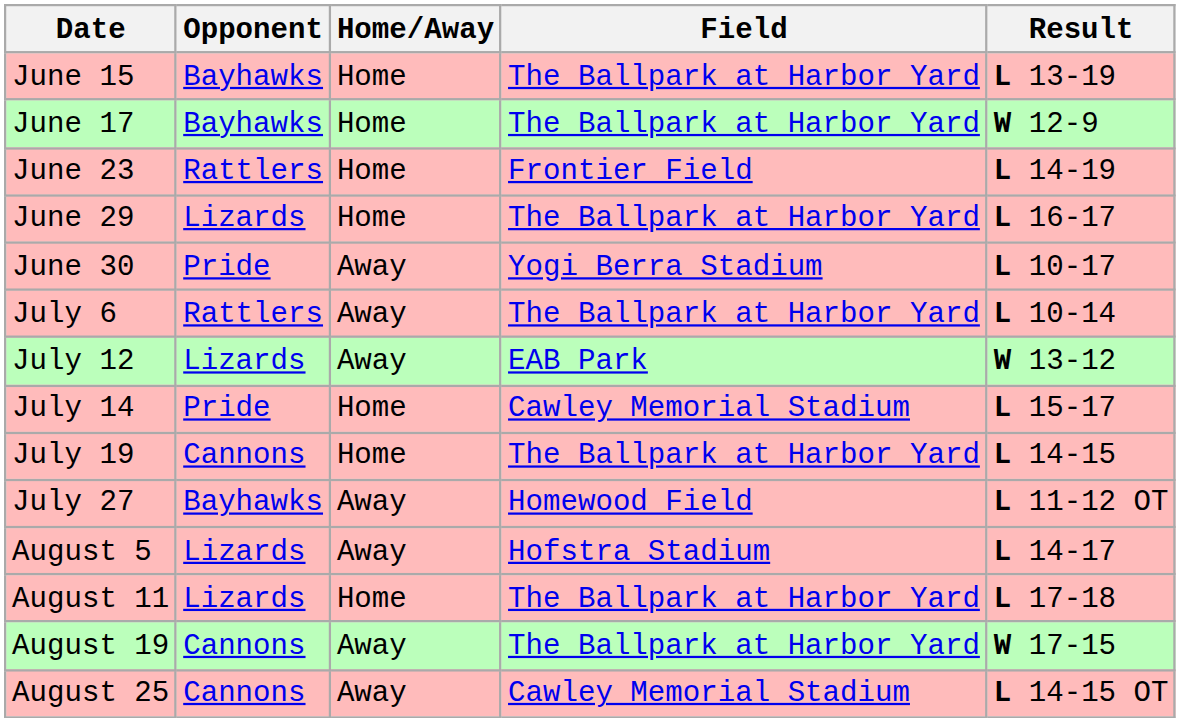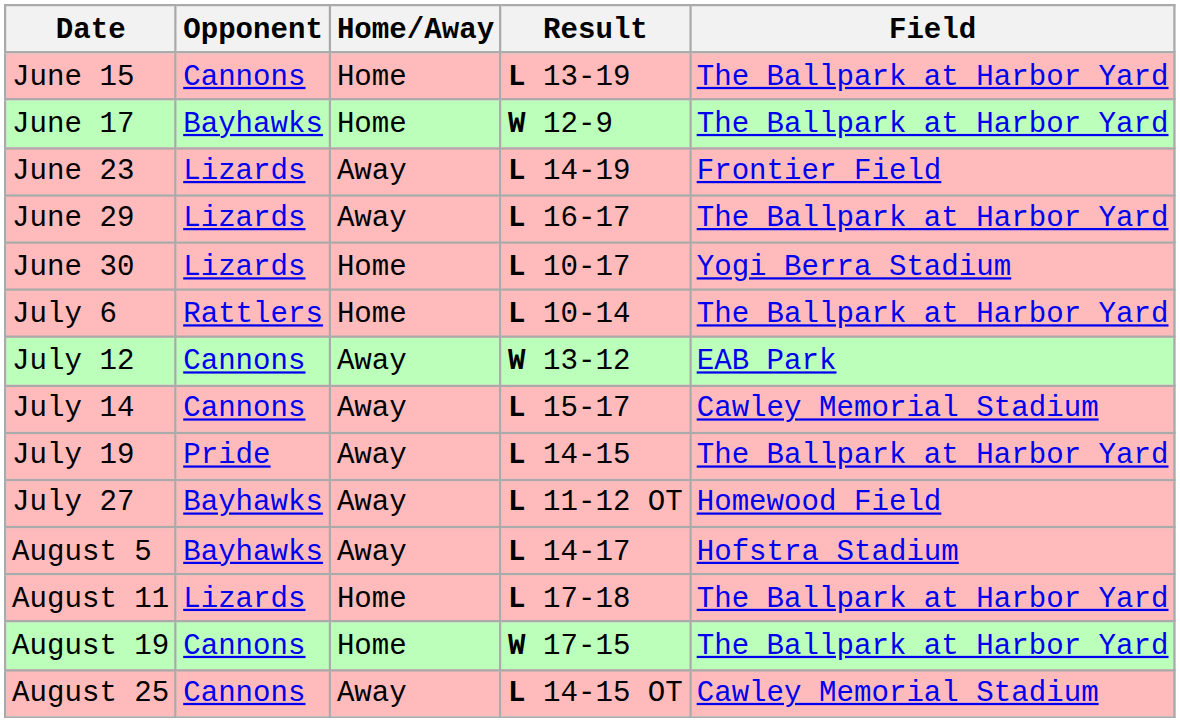columns swapped: (744, 29) <-> (1081, 29)
(253, 76) Bayhawks -> (244, 76) Cannons
(253, 171) Rattlers -> (244, 171) Lizards
(372, 171) Home -> (372, 171) Away
(372, 219) Home -> (372, 219) Away
(227, 266) Pride -> (244, 266) Lizards
(372, 266) Away -> (372, 266) Home
(372, 314) Away -> (372, 314) Home
(244, 361) Lizards -> (244, 361) Cannons
(227, 409) Pride -> (244, 409) Cannons
(372, 409) Home -> (372, 409) Away
(244, 456) Cannons -> (227, 456) Pride
(372, 456) Home -> (372, 456) Away
(244, 551) Lizards -> (253, 551) Bayhawks
(372, 646) Away -> (372, 646) Home
